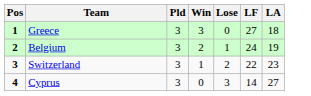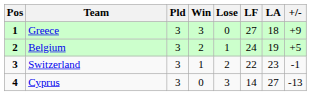+ column: (295, 13)
